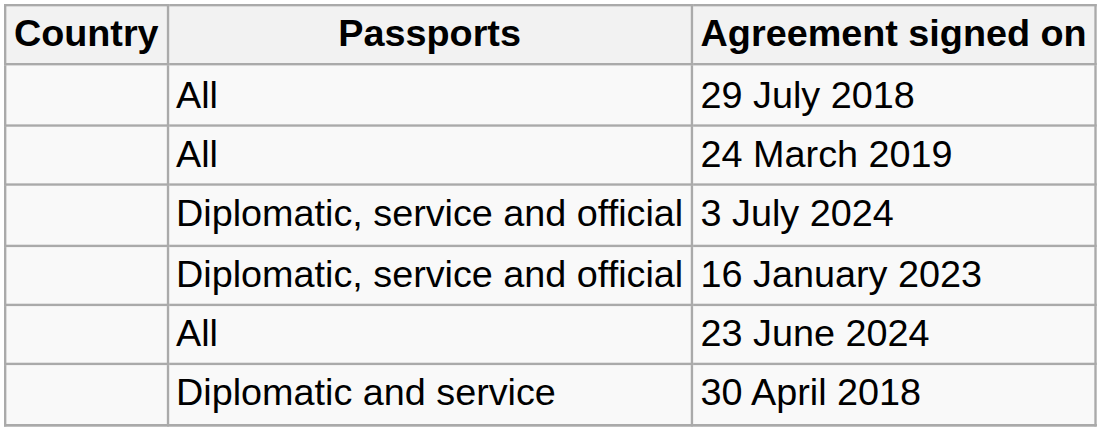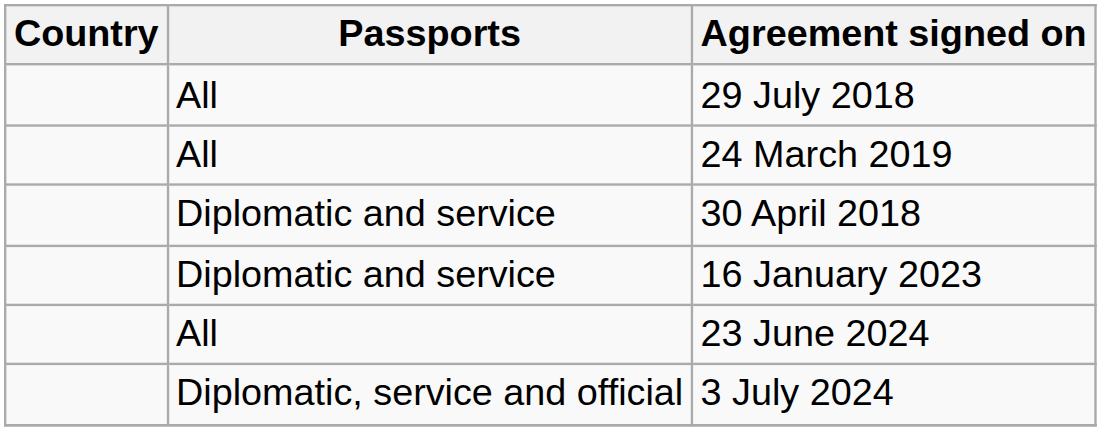rows swapped: (811, 393) <-> (797, 214)
(430, 273) Diplomatic, service and official -> (366, 273) Diplomatic and service
